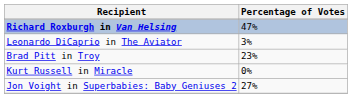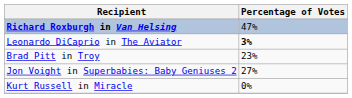(246, 41) normal -> (246, 41) bold
rows swapped: (70, 71) <-> (122, 86)
